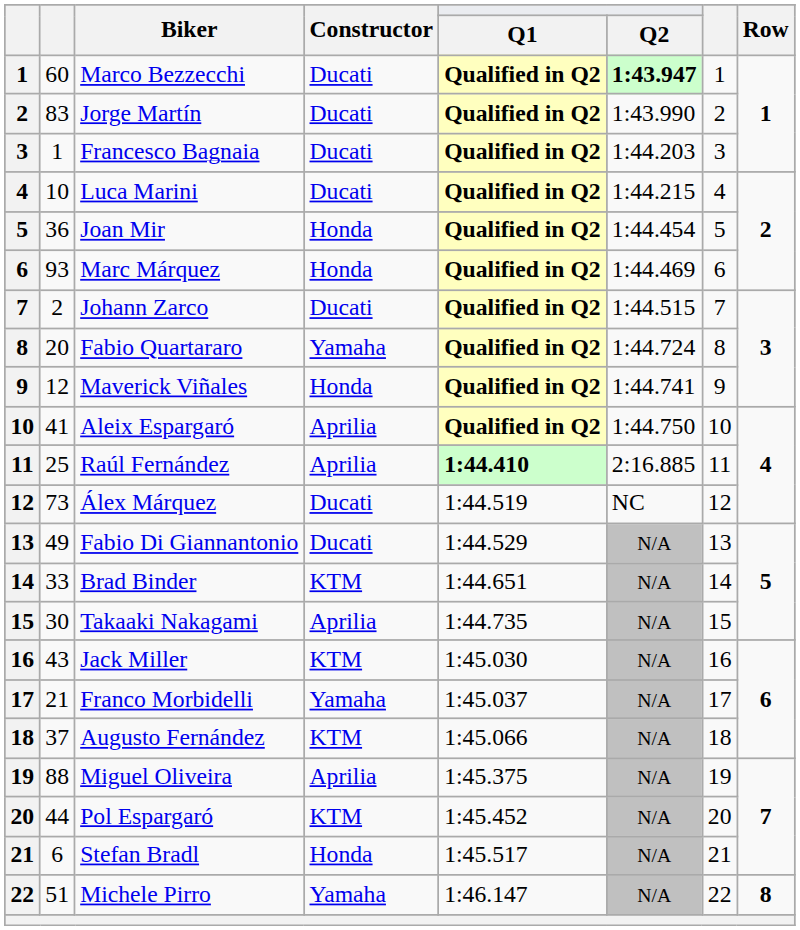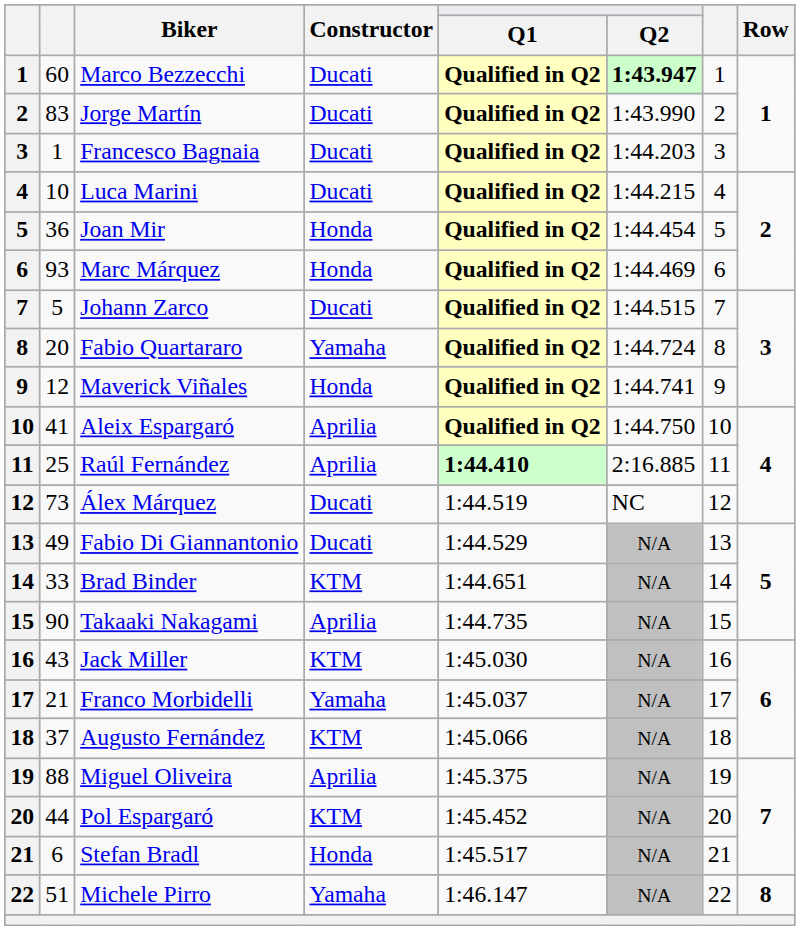(57, 308) 2 -> (57, 308) 5
(57, 620) 30 -> (57, 620) 90
